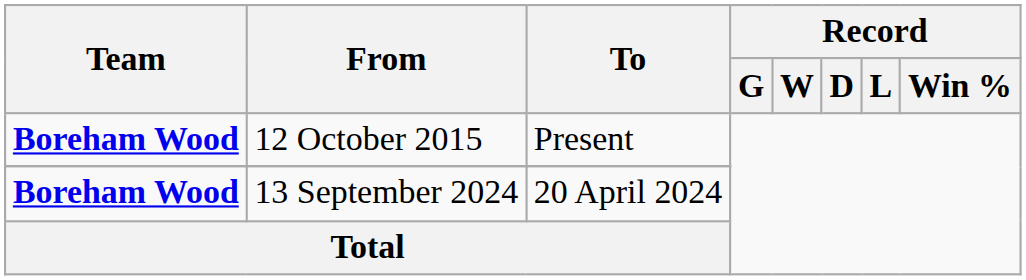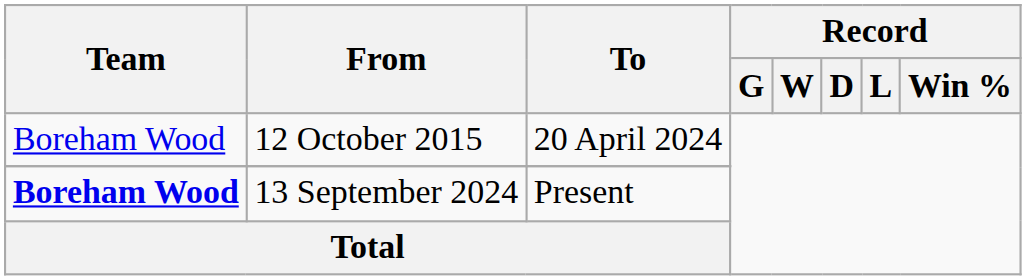(126, 138) bold -> (119, 138) normal
(584, 138) Present -> (628, 138) 20 April 2024
(628, 192) 20 April 2024 -> (584, 192) Present
